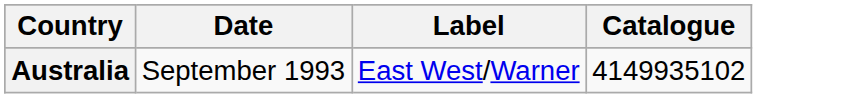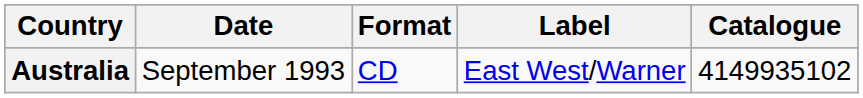+ column: (404, 26)
